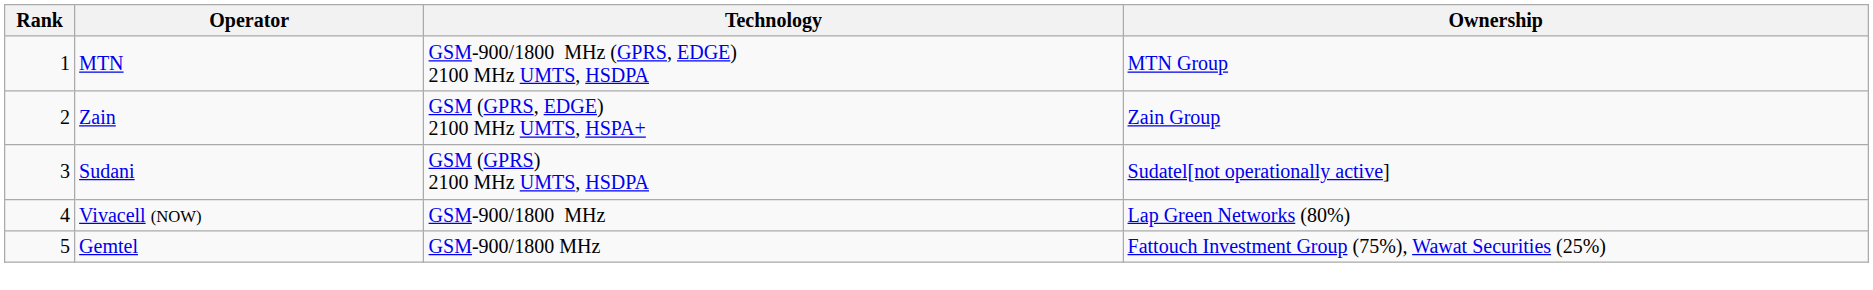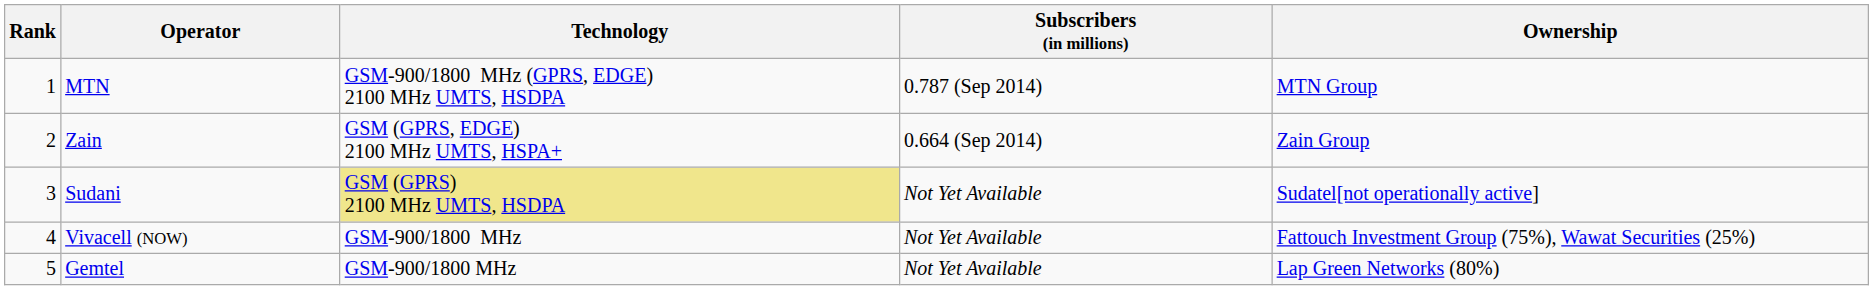+ column: (1086, 31)
(539, 171) no background -> (455, 194) khaki background
(1239, 214) Lap Green Networks (80%) -> (1516, 237) Fattouch Investment Group (75%), Wawat Securities (25%)
(1367, 246) Fattouch Investment Group (75%), Wawat Securities (25%) -> (1388, 268) Lap Green Networks (80%)
